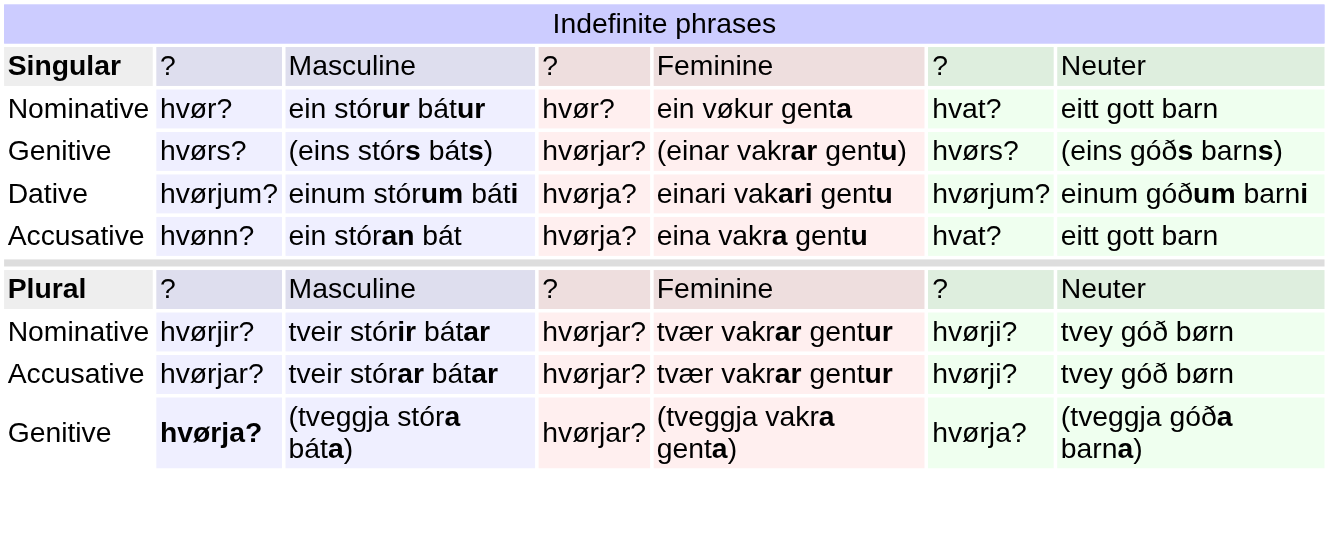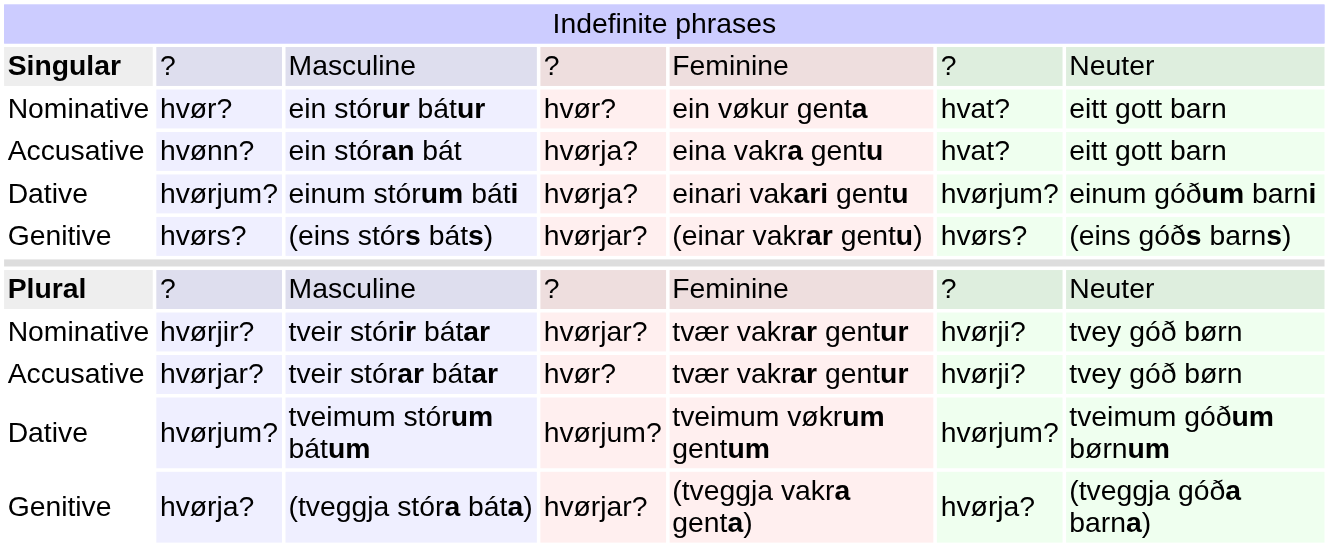rows swapped: (76, 236) <-> (60, 151)
(594, 374) hvørjar? -> (580, 374) hvør?
+ row: (48, 432)
(211, 432) bold -> (207, 506) normal
